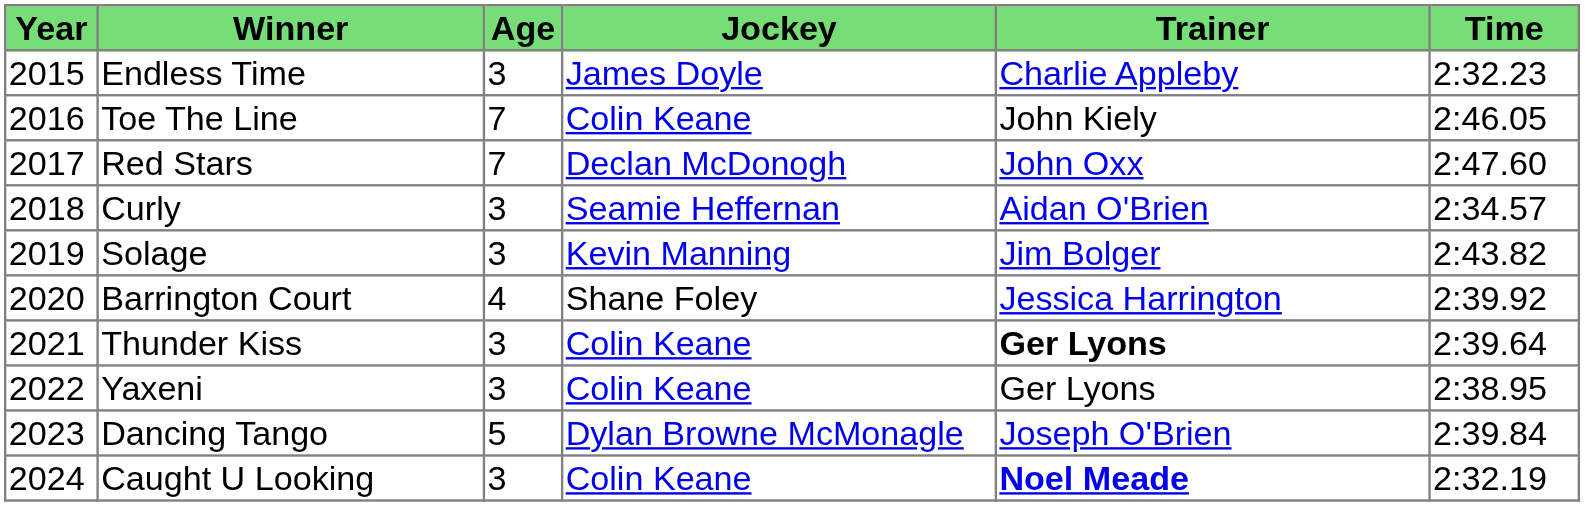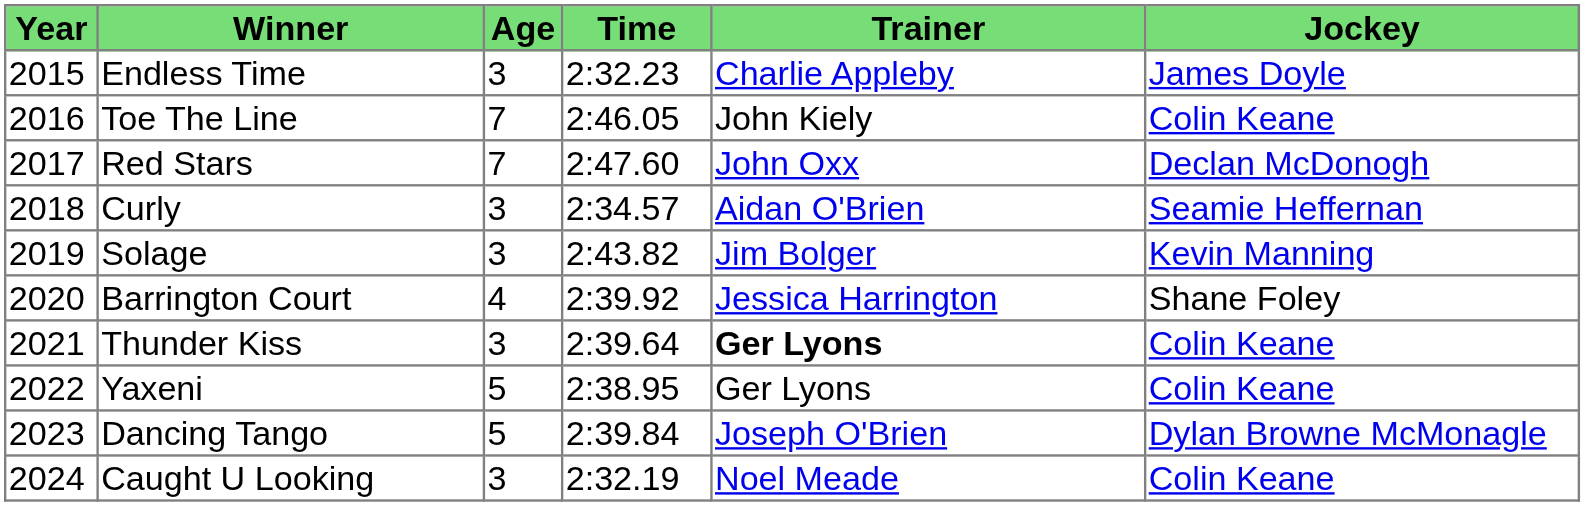columns swapped: (779, 28) <-> (1504, 28)
(497, 388) 3 -> (497, 388) 5
(1094, 478) bold -> (807, 478) normal
